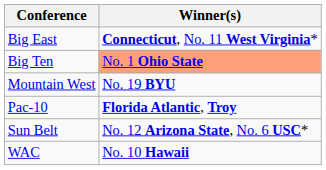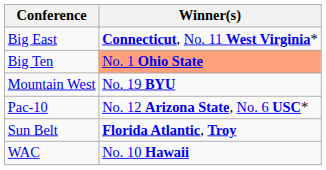(169, 107) Florida Atlantic, Troy -> (205, 107) No. 12 Arizona State, No. 6 USC*
(205, 130) No. 12 Arizona State, No. 6 USC* -> (169, 130) Florida Atlantic, Troy
